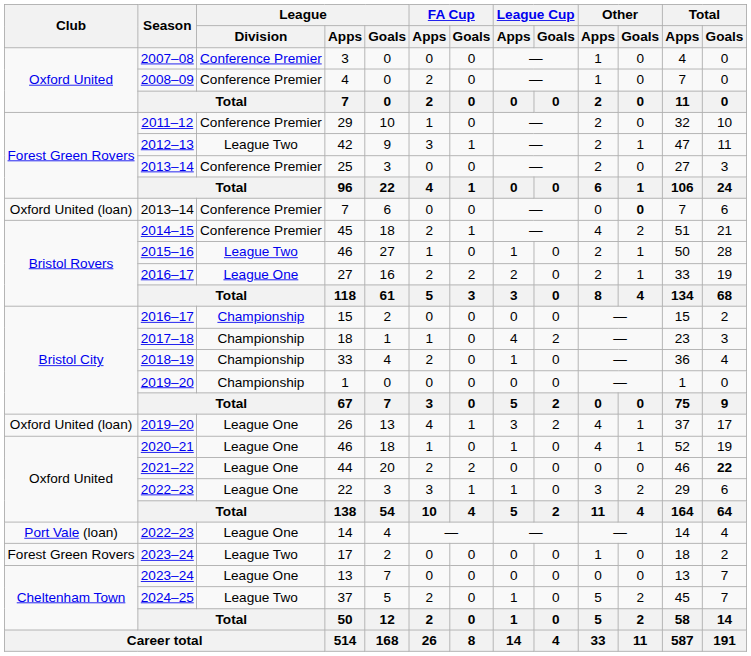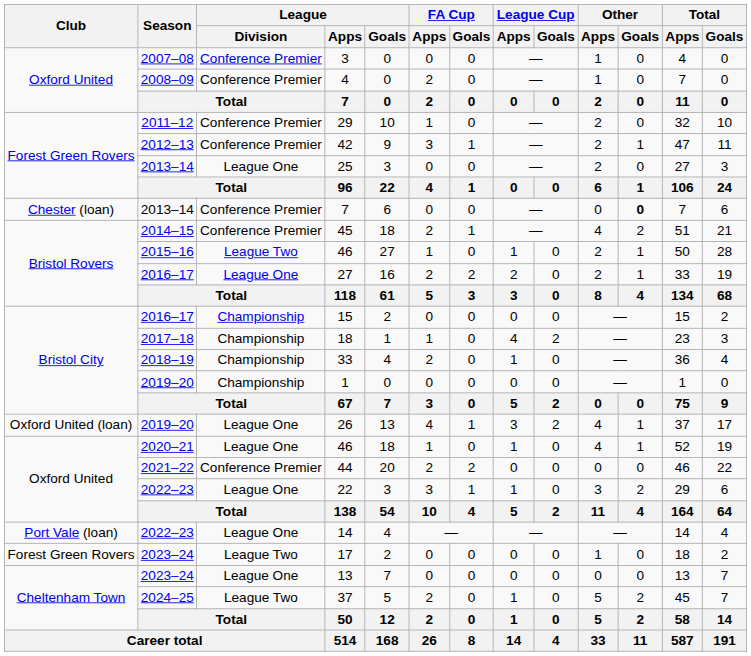(261, 144) League Two -> (261, 144) Conference Premier
(261, 166) Conference Premier -> (261, 166) League One
(71, 209) Oxford United (loan) -> (71, 209) Chester (loan)
(261, 468) League One -> (261, 468) Conference Premier
(725, 468) bold -> (725, 468) normal
